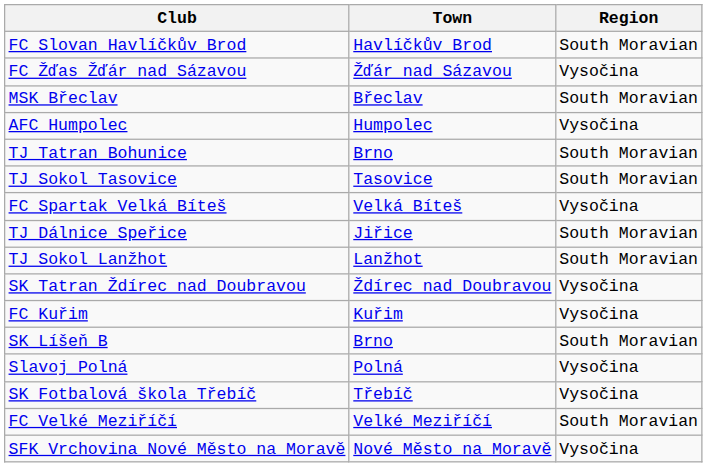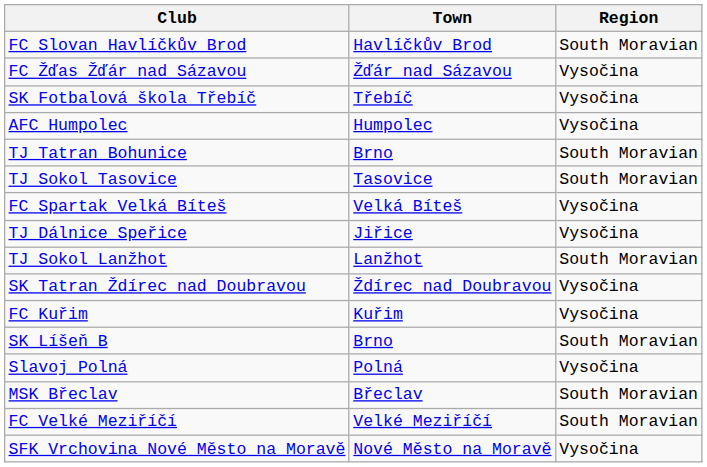rows swapped: (63, 99) <-> (132, 395)
(629, 233) South Moravian -> (599, 233) Vysočina
